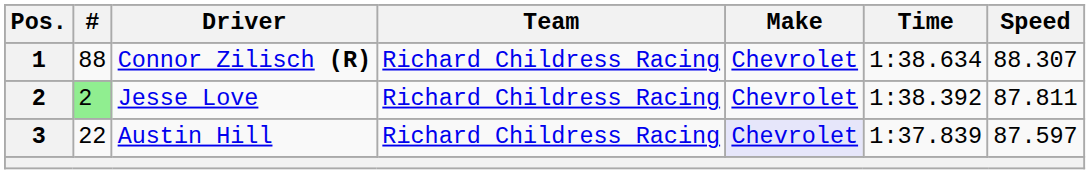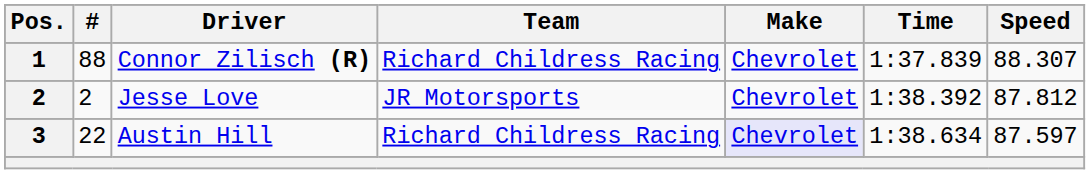(926, 62) 1:38.634 -> (926, 62) 1:37.839
(85, 100) lightgreen background -> (85, 100) no background
(551, 100) Richard Childress Racing -> (481, 100) JR Motorsports
(1035, 100) 87.811 -> (1035, 100) 87.812
(926, 138) 1:37.839 -> (926, 138) 1:38.634
